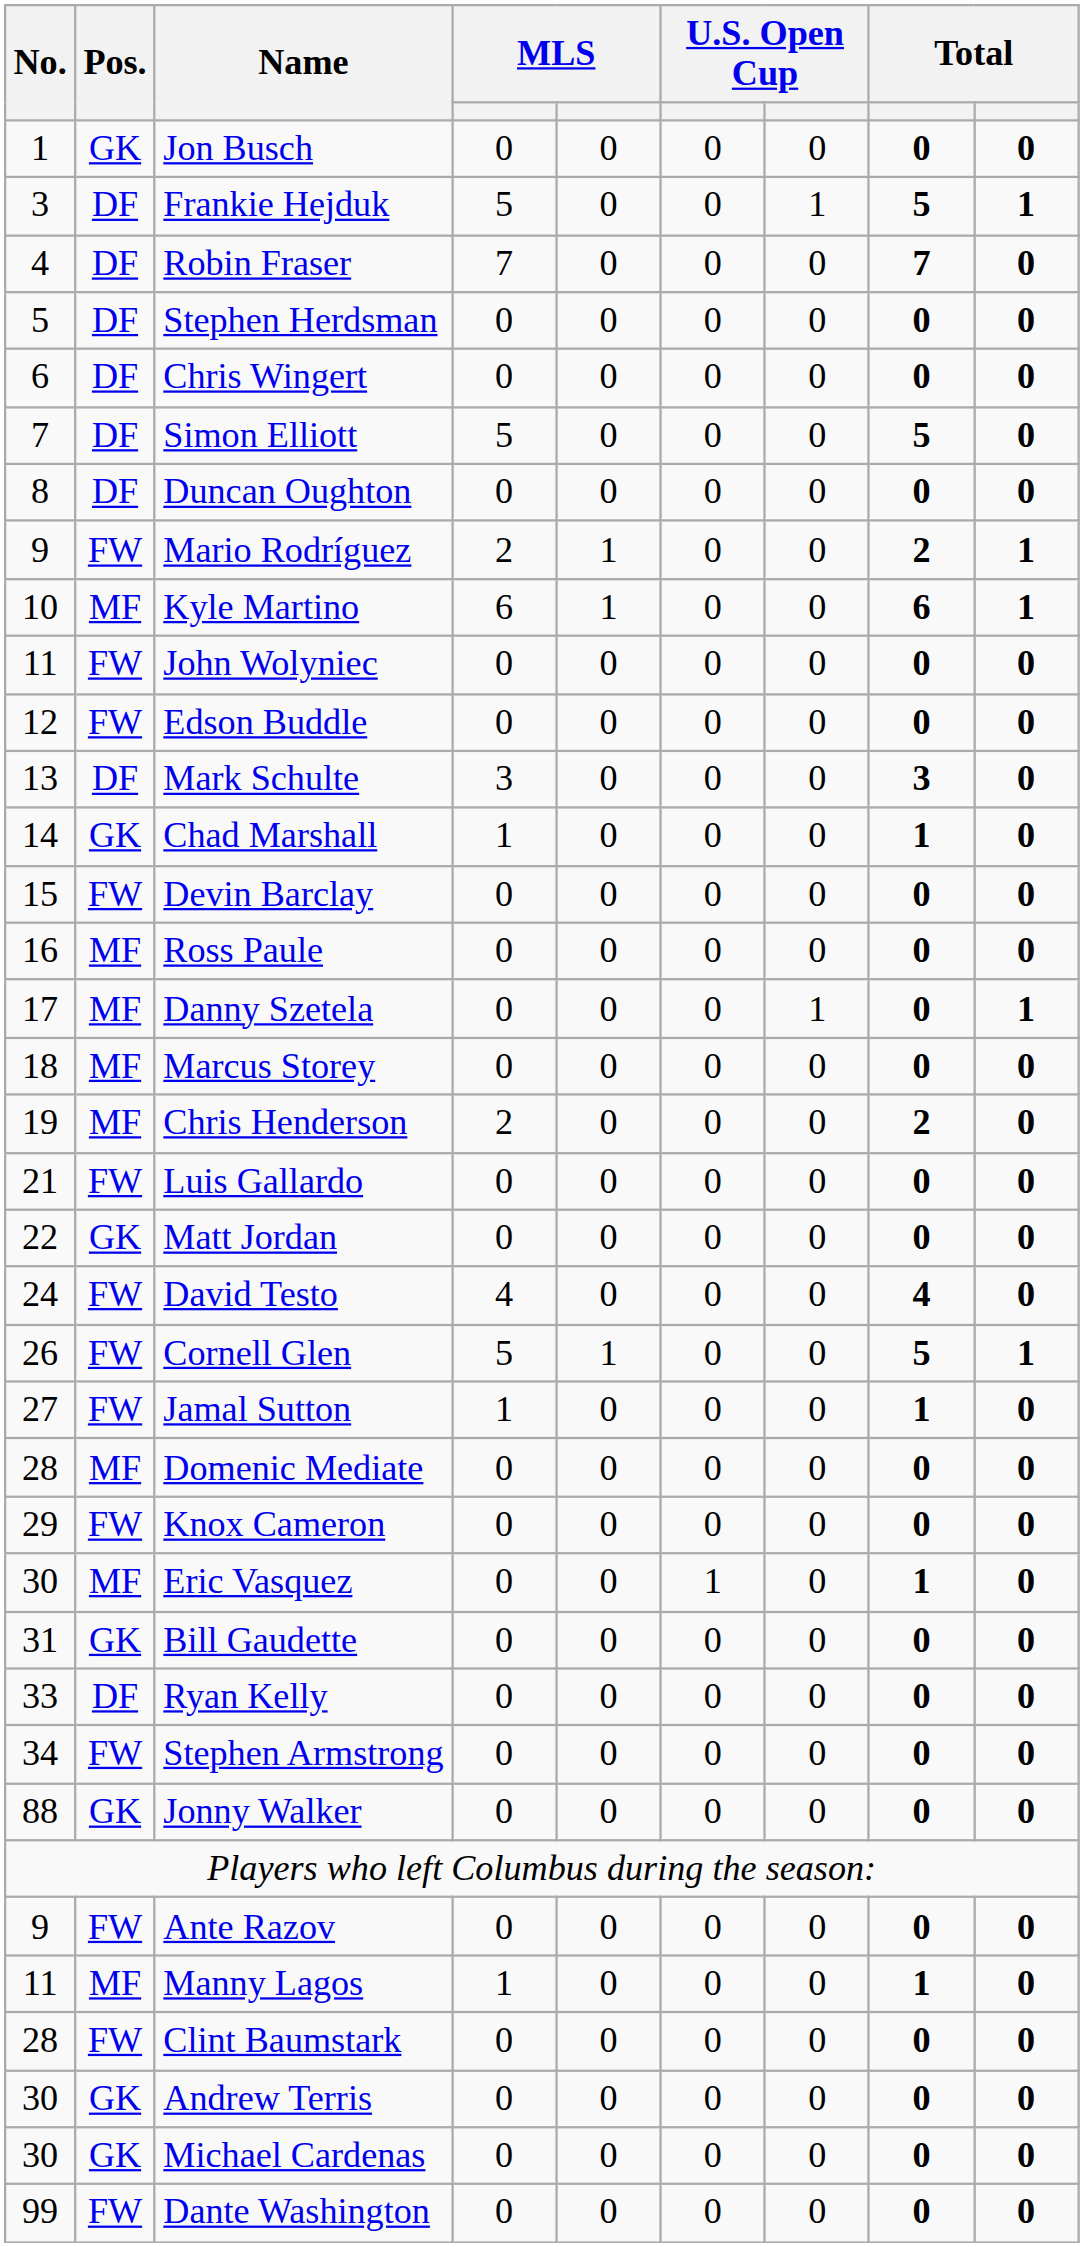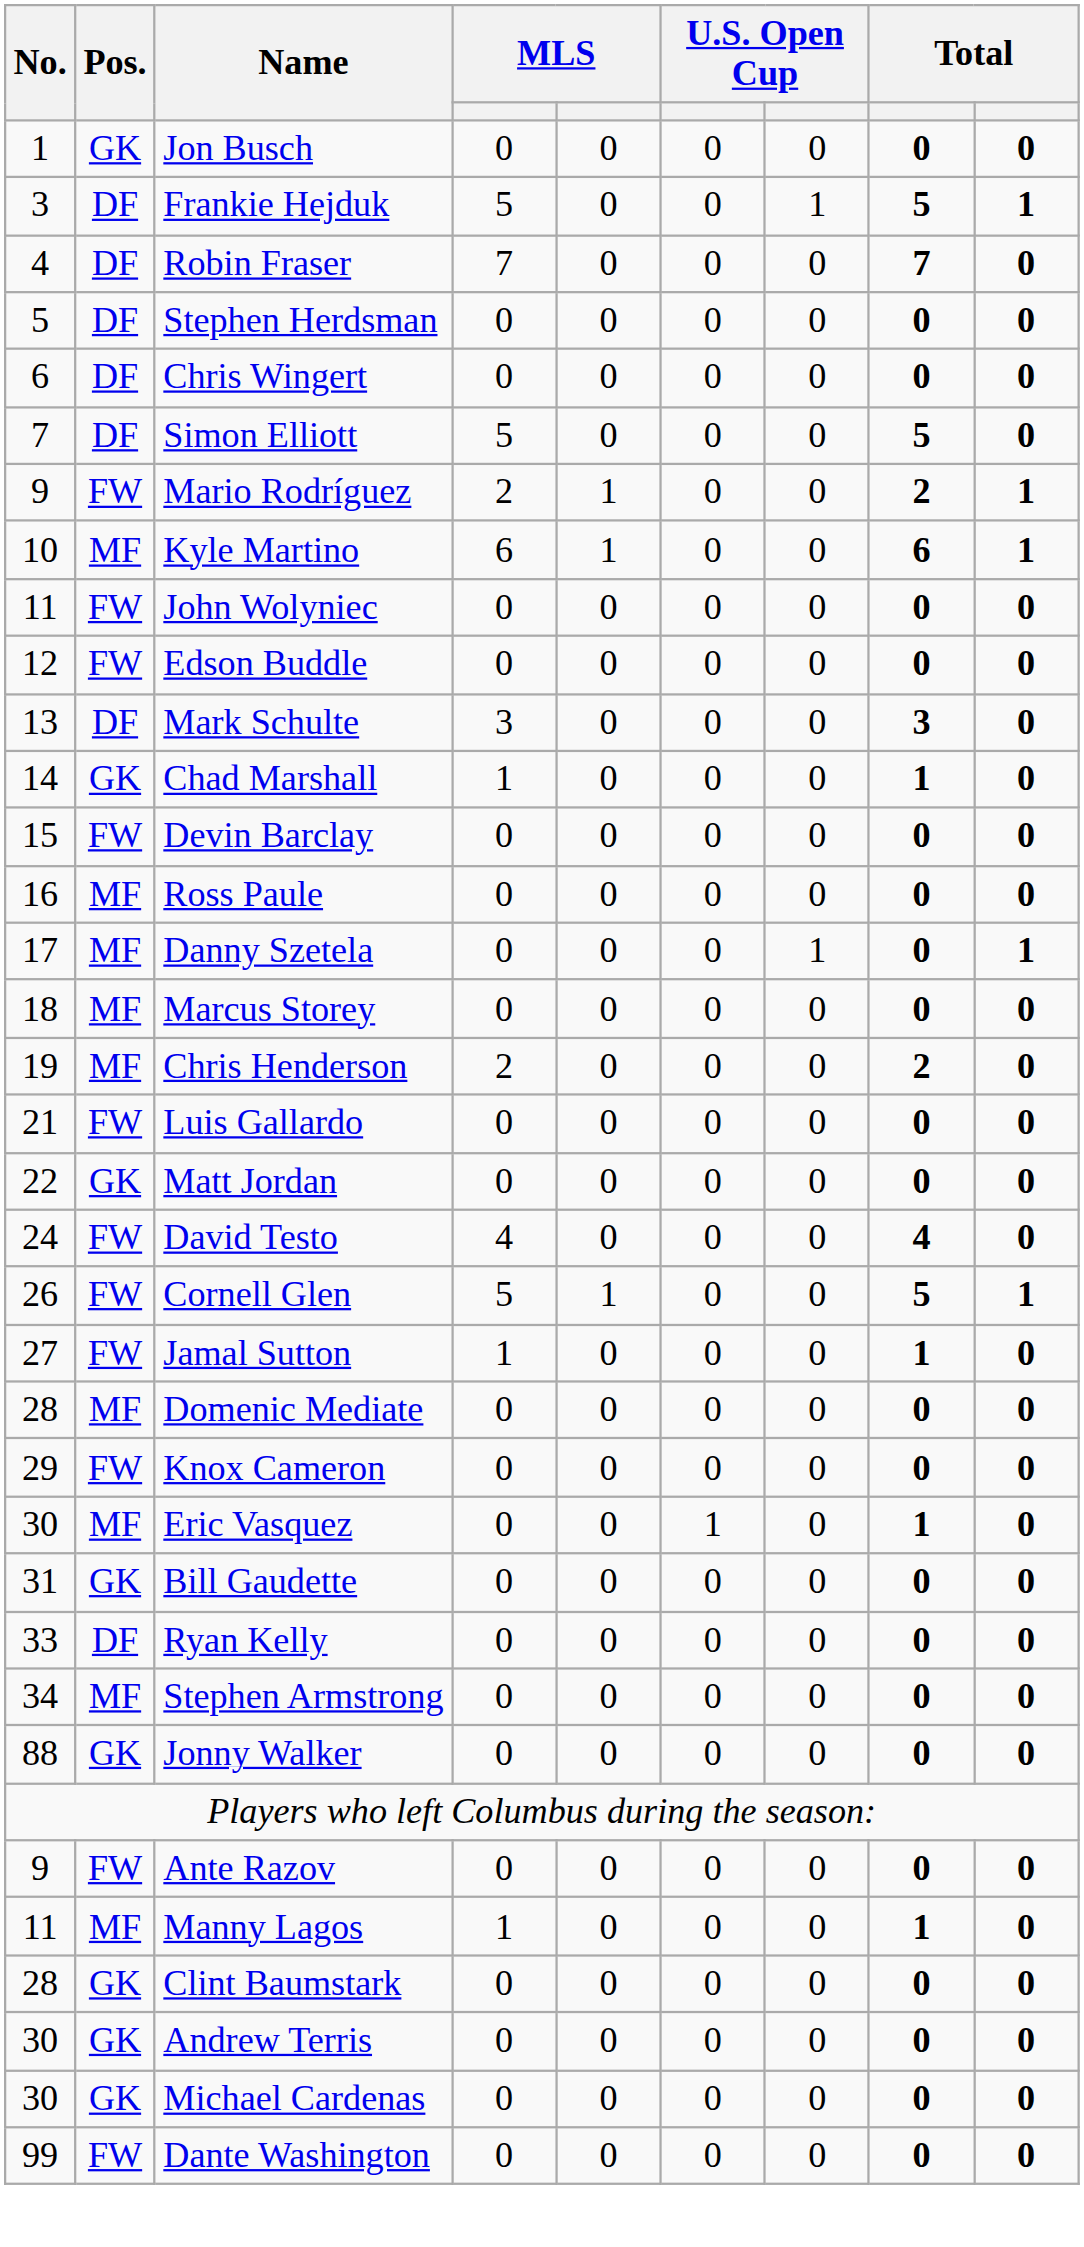- row: (287, 491)
(115, 1753) FW -> (115, 1696) MF
(115, 2040) FW -> (115, 1982) GK
